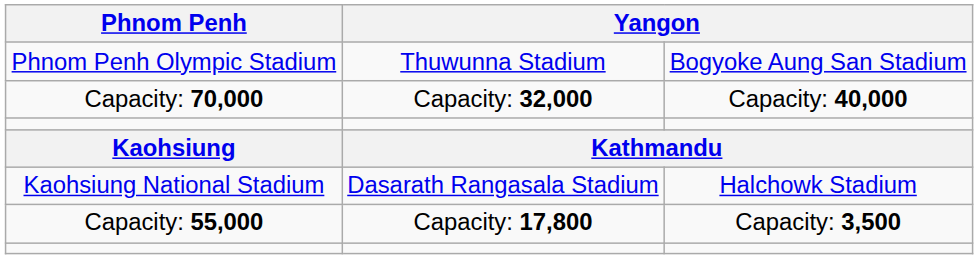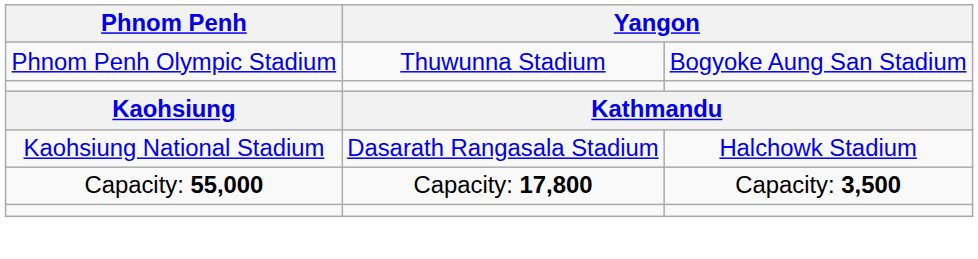- row: (174, 99)
